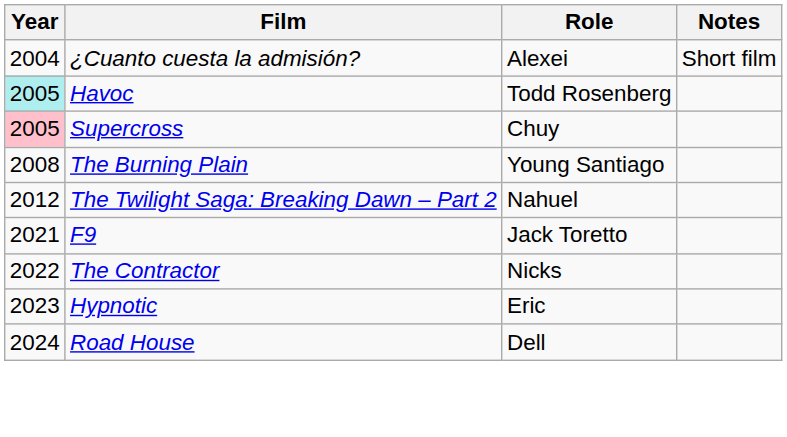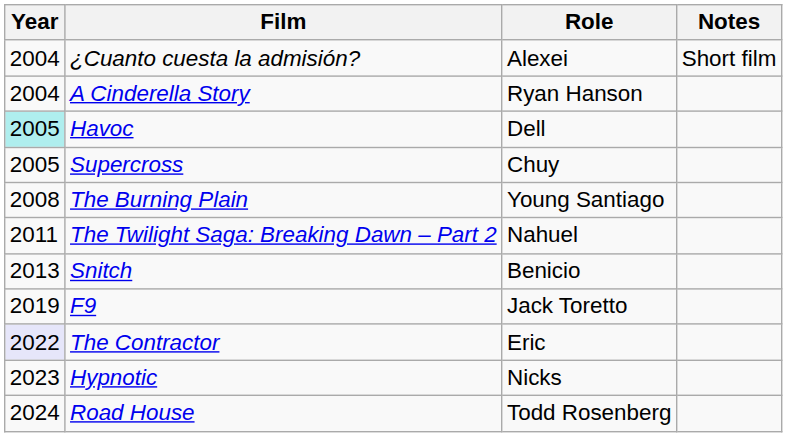+ row: (160, 93)
(589, 93) Todd Rosenberg -> (526, 128) Dell
(35, 128) pink background -> (35, 164) no background
(35, 199) 2012 -> (34, 235) 2011
+ row: (101, 270)
(35, 235) 2021 -> (35, 306) 2019
(35, 270) no background -> (35, 341) lavender background
(534, 270) Nicks -> (526, 341) Eric
(526, 306) Eric -> (534, 377) Nicks
(526, 341) Dell -> (589, 413) Todd Rosenberg
